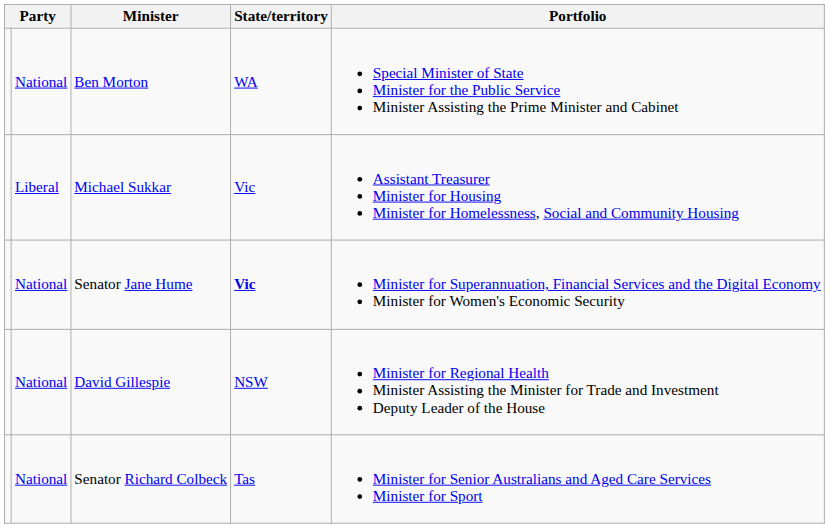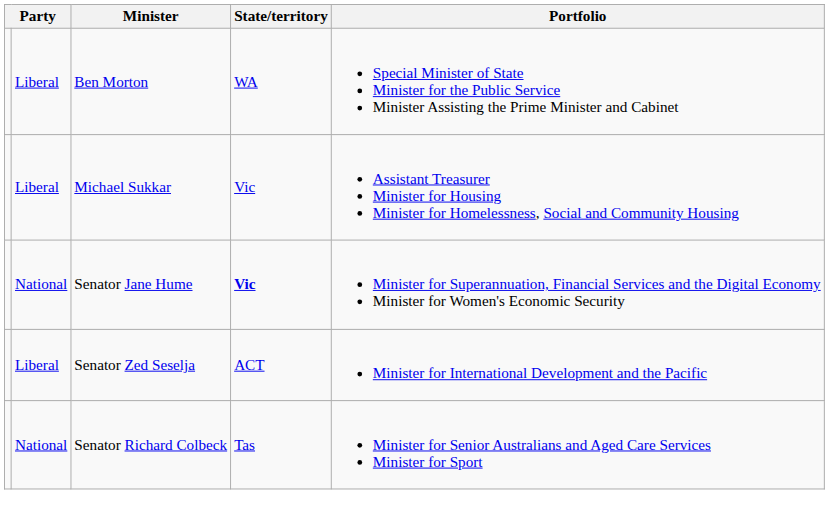(41, 81) National -> (37, 81) Liberal
+ row: (135, 364)
- row: (122, 381)
